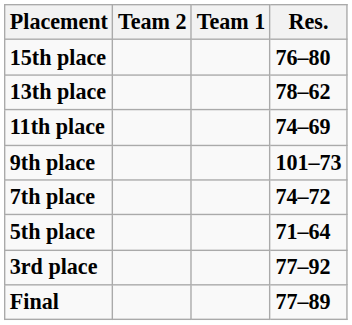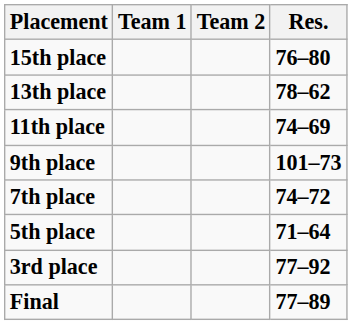columns swapped: (231, 22) <-> (152, 22)
